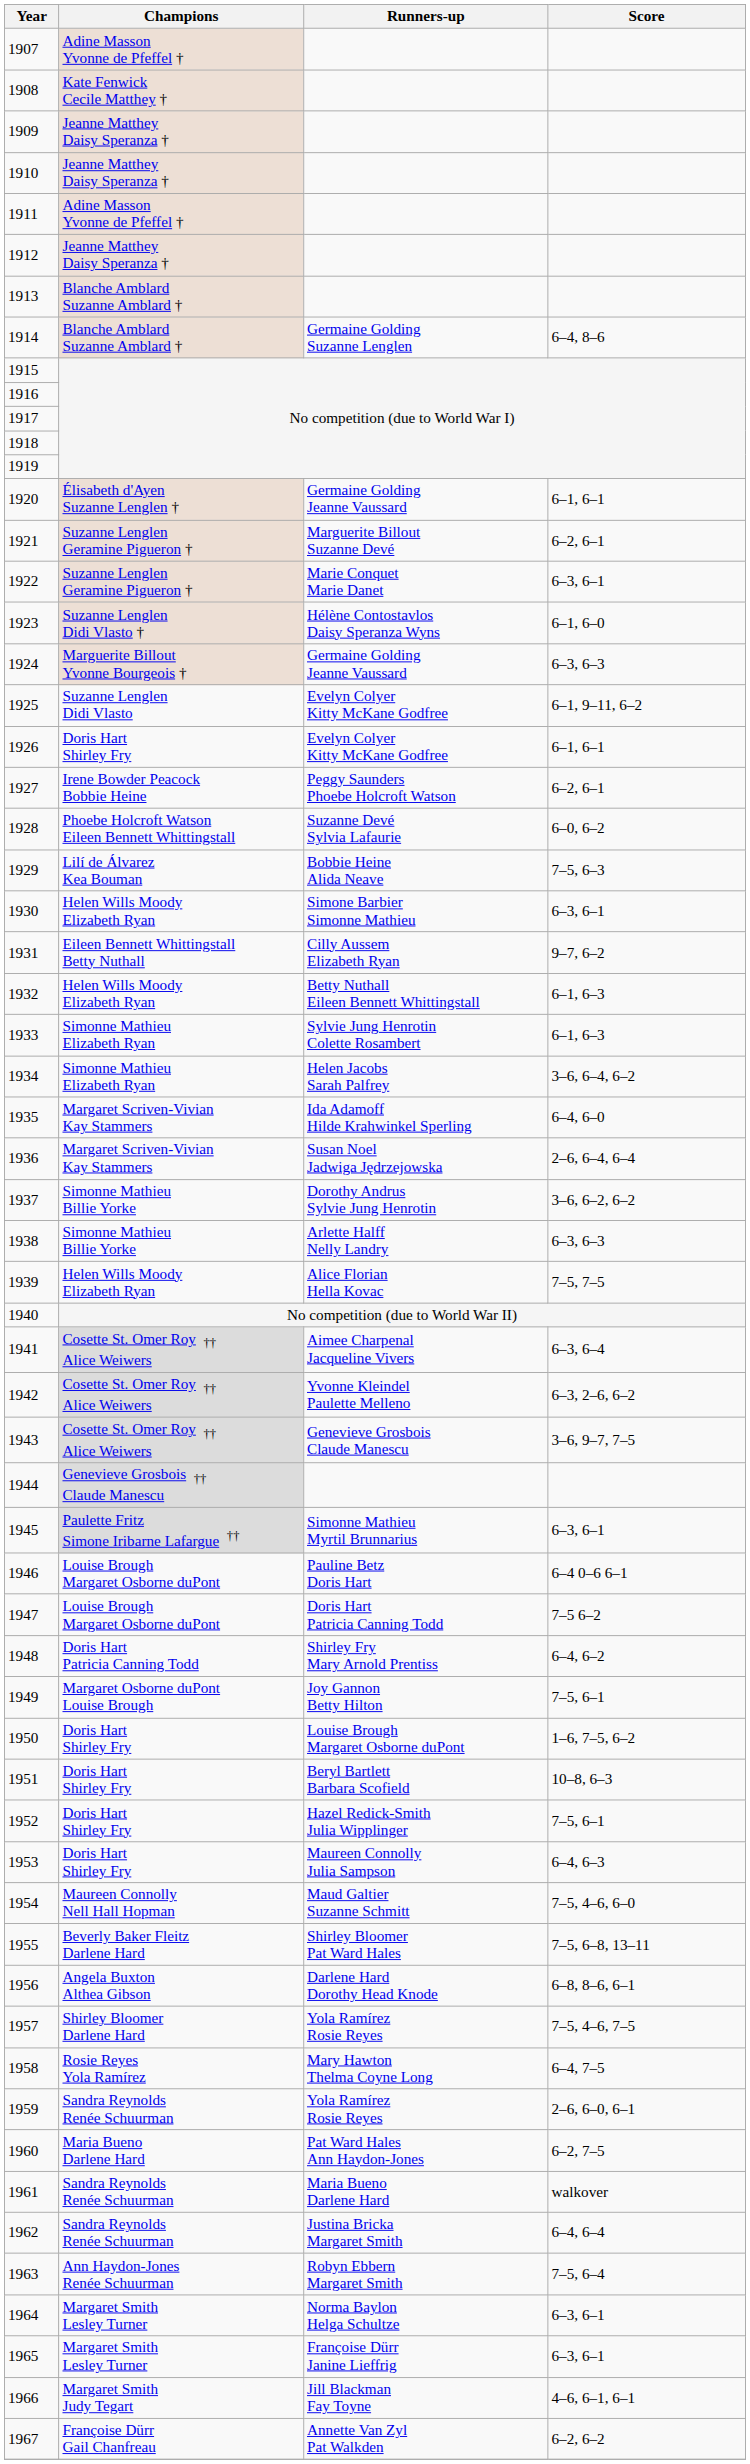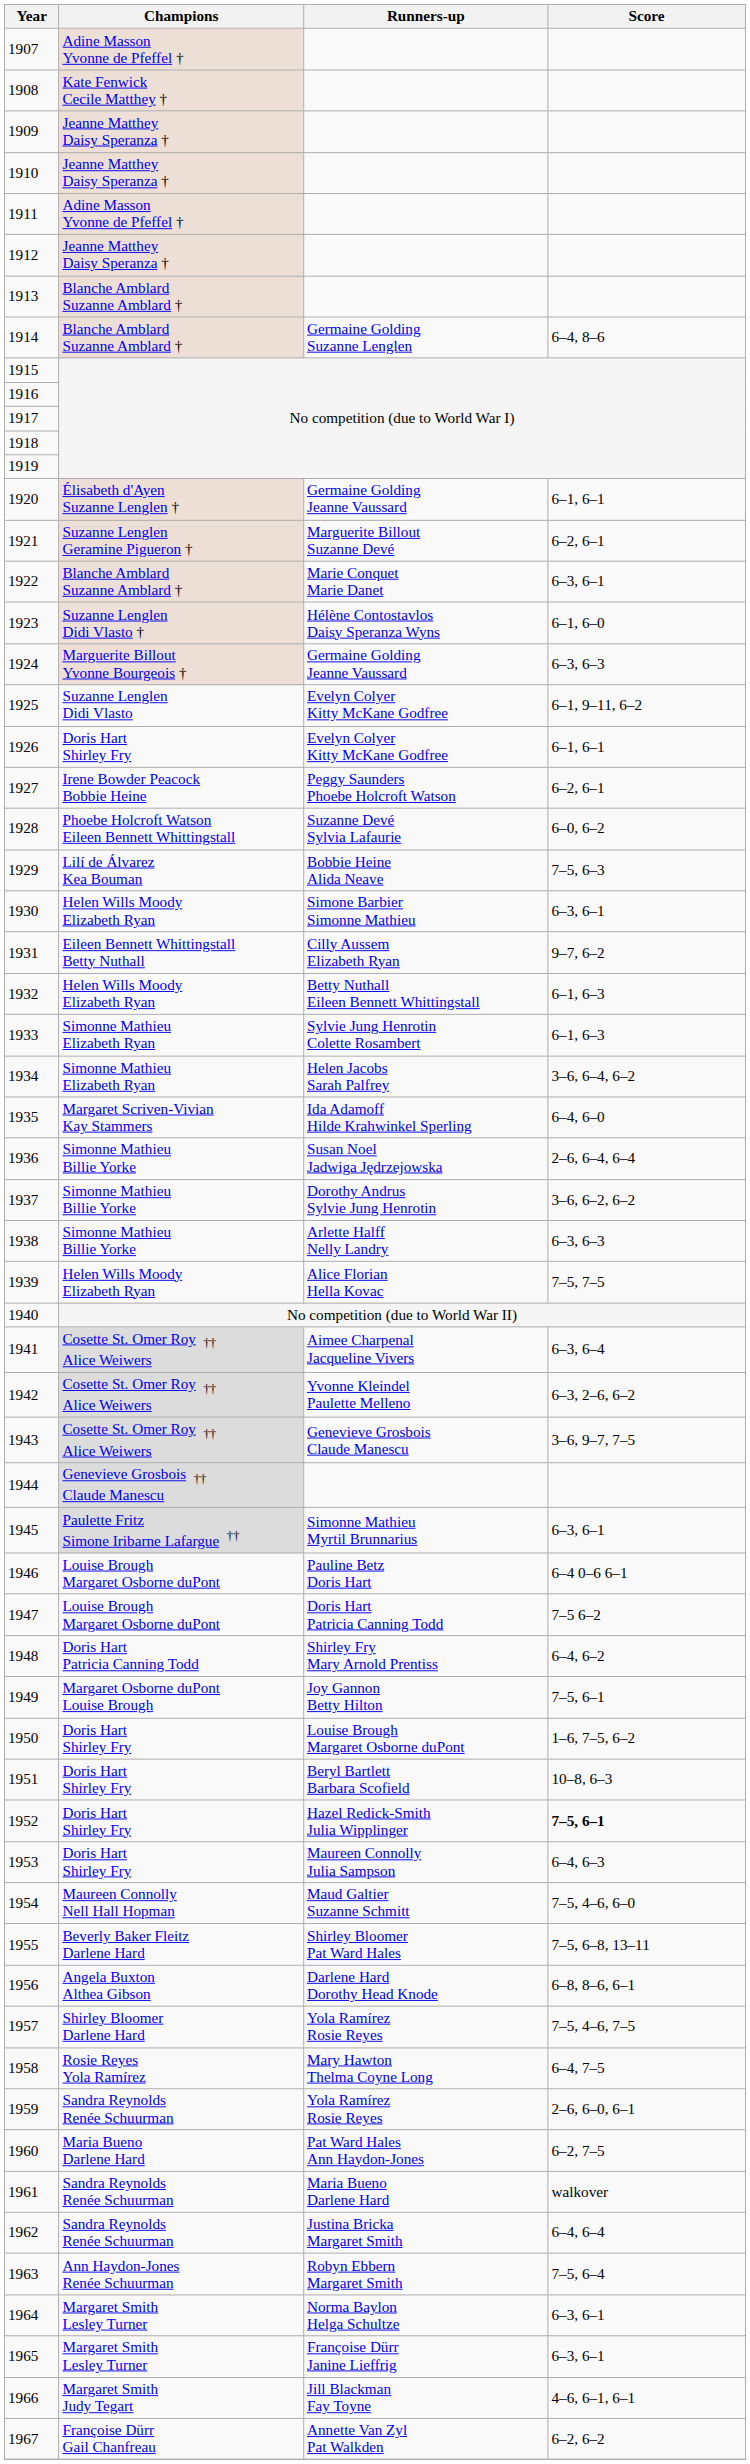(127, 581) Suzanne Lenglen Geramine Pigueron † -> (122, 581) Blanche Amblard Suzanne Amblard †
(138, 1158) Margaret Scriven-Vivian Kay Stammers -> (117, 1158) Simonne Mathieu Billie Yorke
(578, 1820) normal -> (578, 1820) bold
